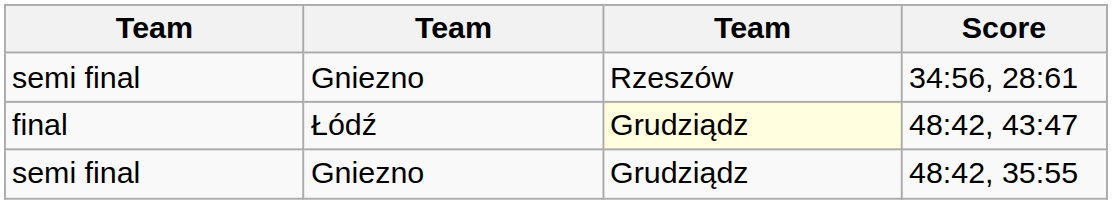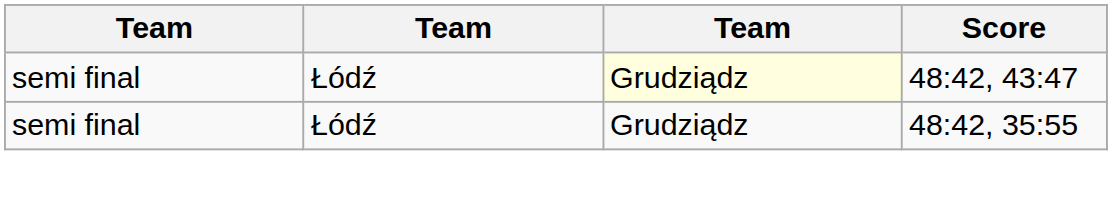- row: (994, 76)
(40, 125) final -> (76, 76) semi final
(368, 173) Gniezno -> (344, 125) Łódź
